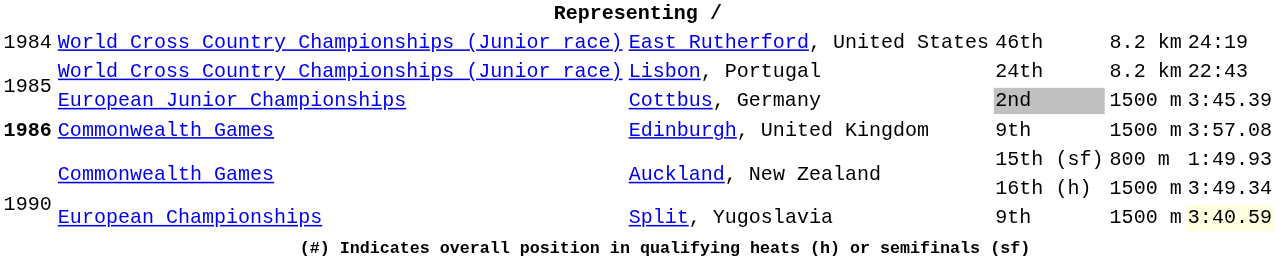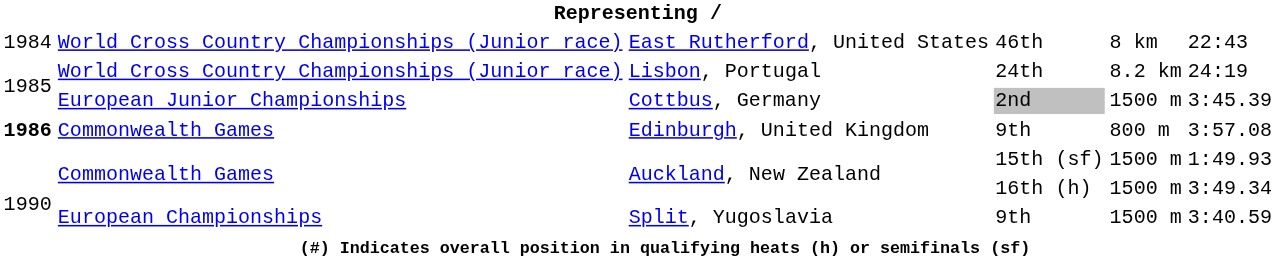(1146, 42) 8.2 km -> (1134, 42) 8 km
(1218, 42) 24:19 -> (1218, 42) 22:43
(1218, 72) 22:43 -> (1218, 72) 24:19
(1146, 130) 1500 m -> (1140, 130) 800 m
(1140, 159) 800 m -> (1146, 159) 1500 m
(1230, 218) lightyellow background -> (1230, 218) no background
